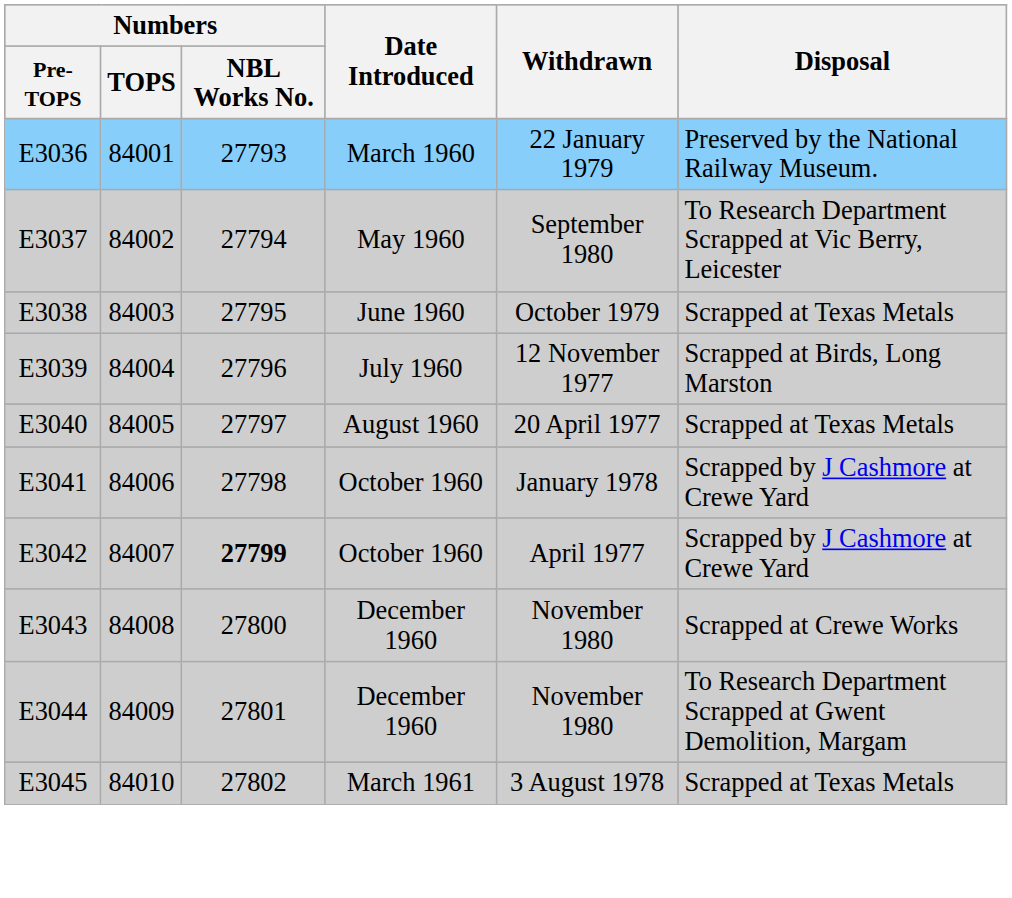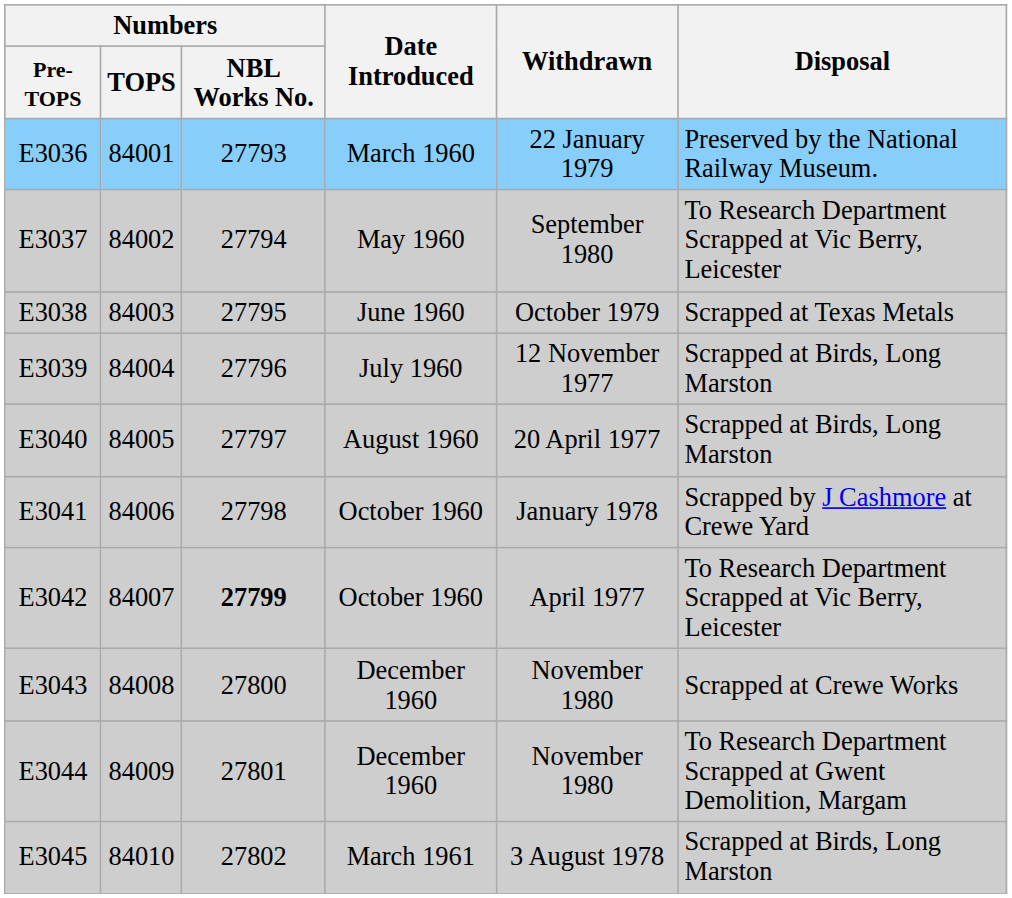(819, 425) Scrapped at Texas Metals -> (813, 439) Scrapped at Birds, Long Marston
(828, 553) Scrapped by J Cashmore at Crewe Yard -> (815, 597) To Research Department Scrapped at Vic Berry, Leicester
(819, 782) Scrapped at Texas Metals -> (813, 857) Scrapped at Birds, Long Marston
